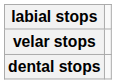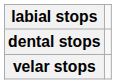rows swapped: (54, 66) <-> (54, 41)
